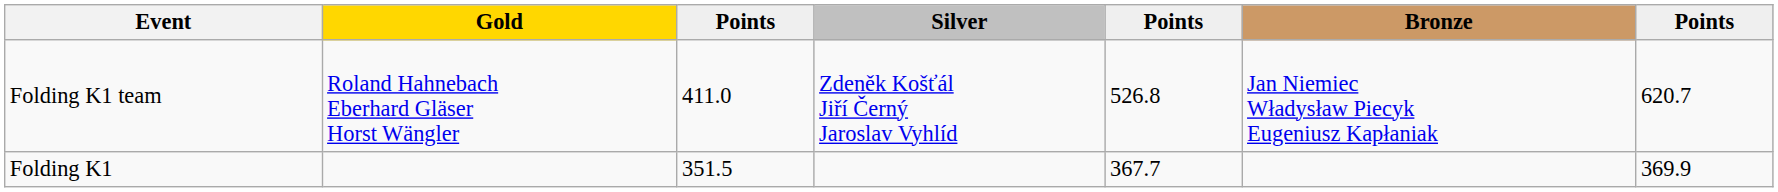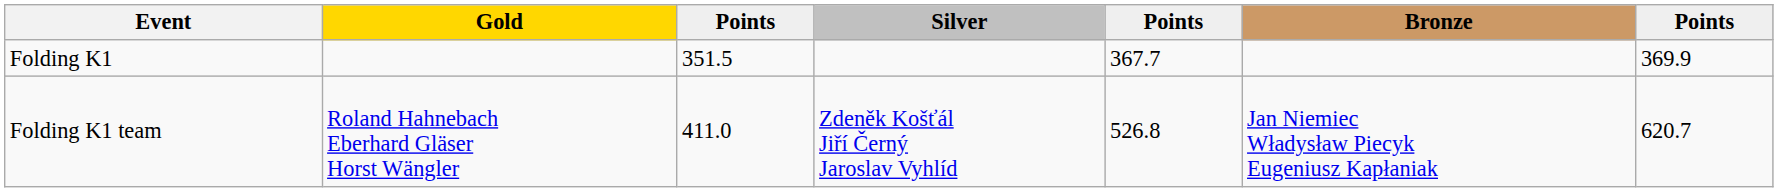rows swapped: (61, 168) <-> (86, 95)
